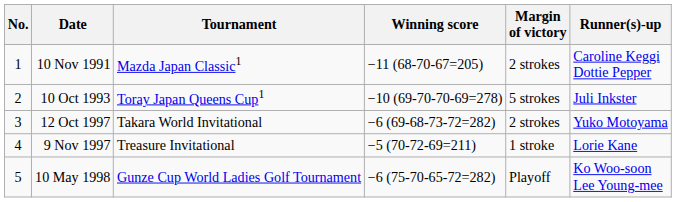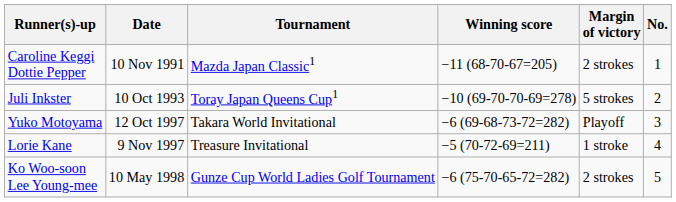columns swapped: (18, 24) <-> (621, 24)
(534, 122) 2 strokes -> (603, 122) Playoff
(530, 177) Playoff -> (608, 177) 2 strokes
